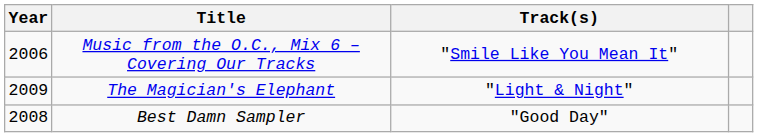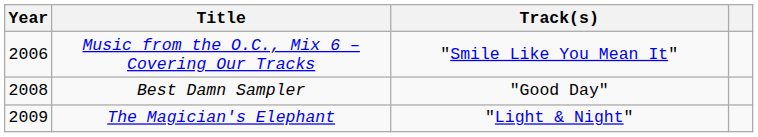rows swapped: (221, 118) <-> (221, 91)
